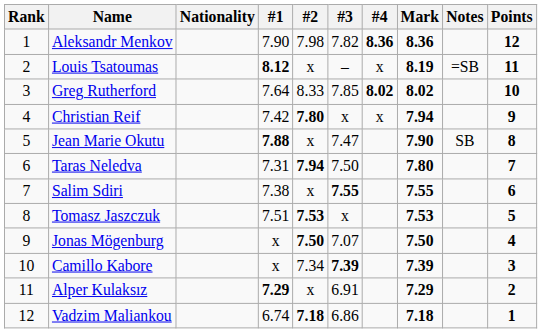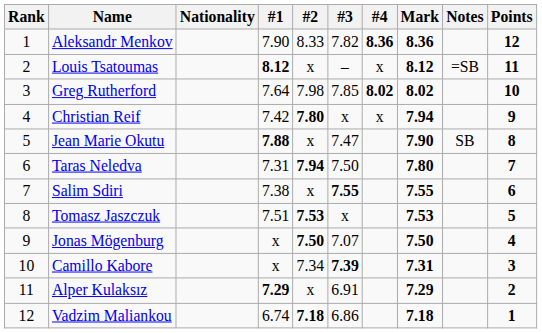(310, 41) 7.98 -> (310, 41) 8.33
(420, 66) 8.19 -> (420, 66) 8.12
(310, 91) 8.33 -> (310, 91) 7.98
(420, 265) 7.39 -> (420, 265) 7.31
